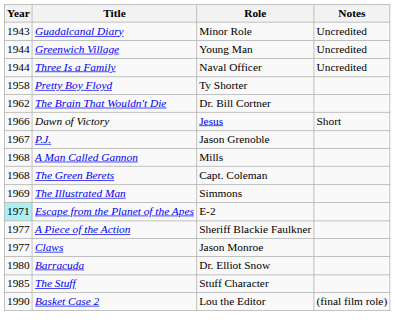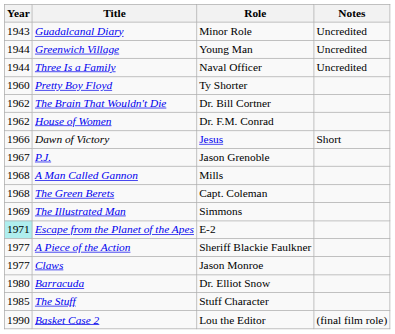(18, 85) 1958 -> (18, 85) 1960
+ row: (73, 121)
